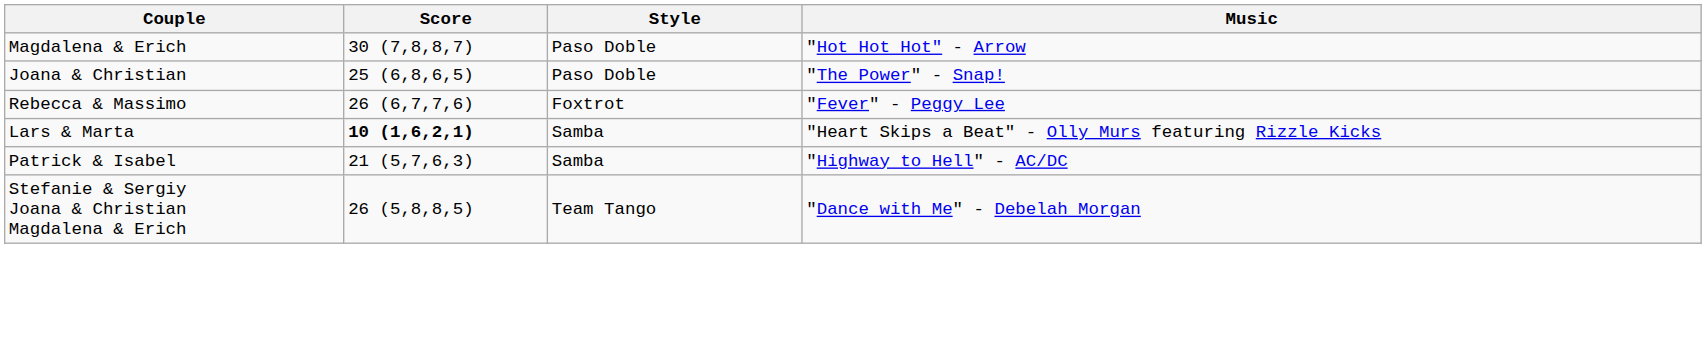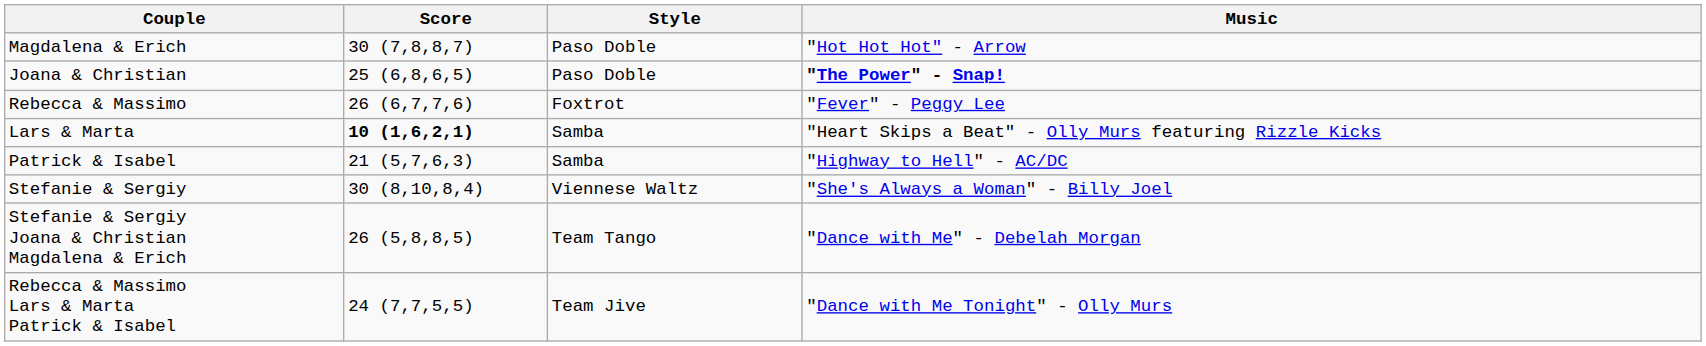(906, 76) normal -> (906, 76) bold
+ row: (98, 189)
+ row: (98, 306)
